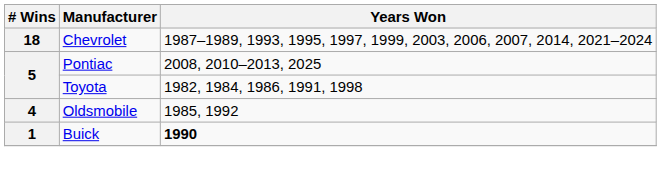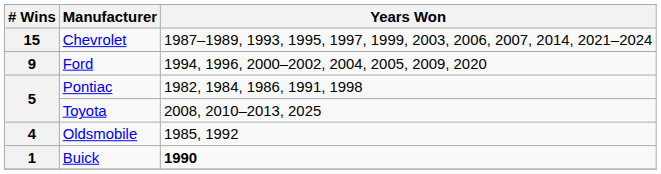(32, 40) 18 -> (32, 40) 15
+ row: (78, 64)
(243, 64) 2008, 2010–2013, 2025 -> (263, 87) 1982, 1984, 1986, 1991, 1998
(263, 87) 1982, 1984, 1986, 1991, 1998 -> (243, 111) 2008, 2010–2013, 2025
